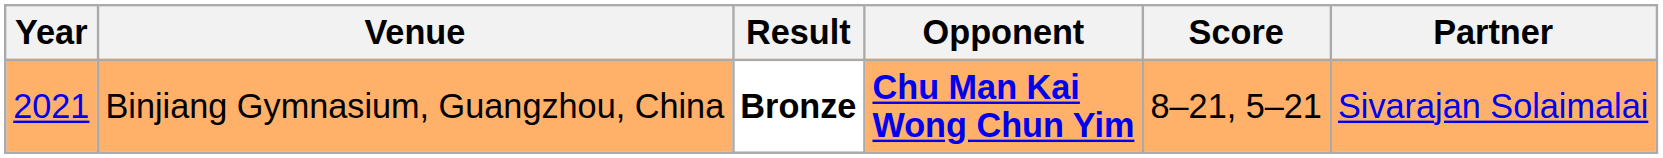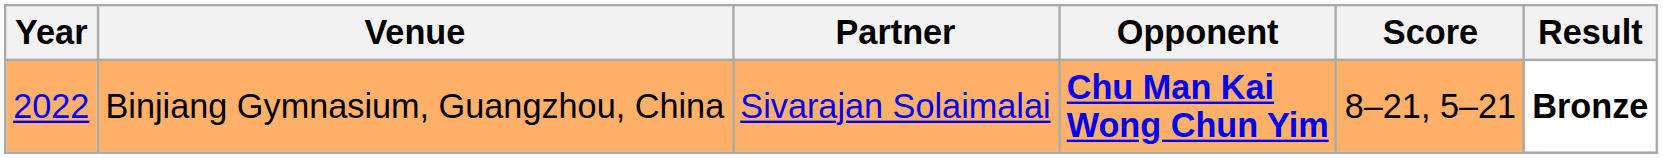columns swapped: (1493, 33) <-> (798, 33)
(51, 106) 2021 -> (51, 106) 2022
